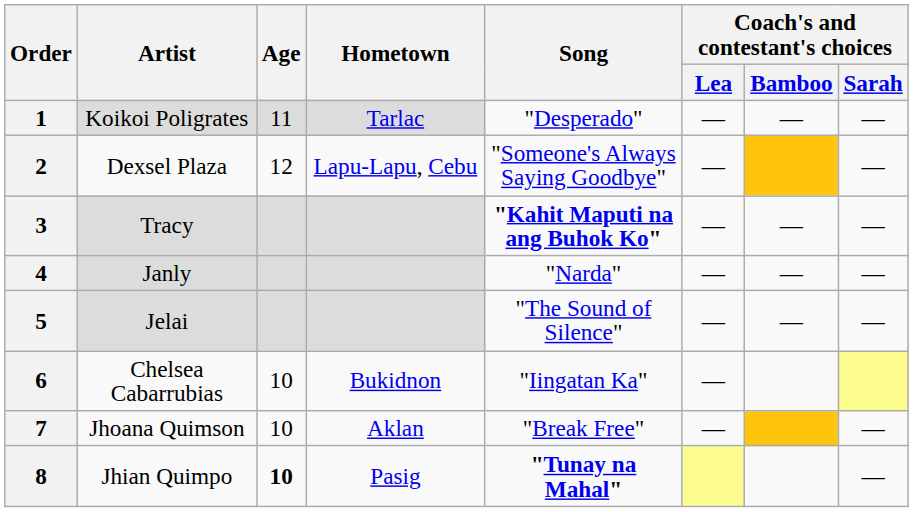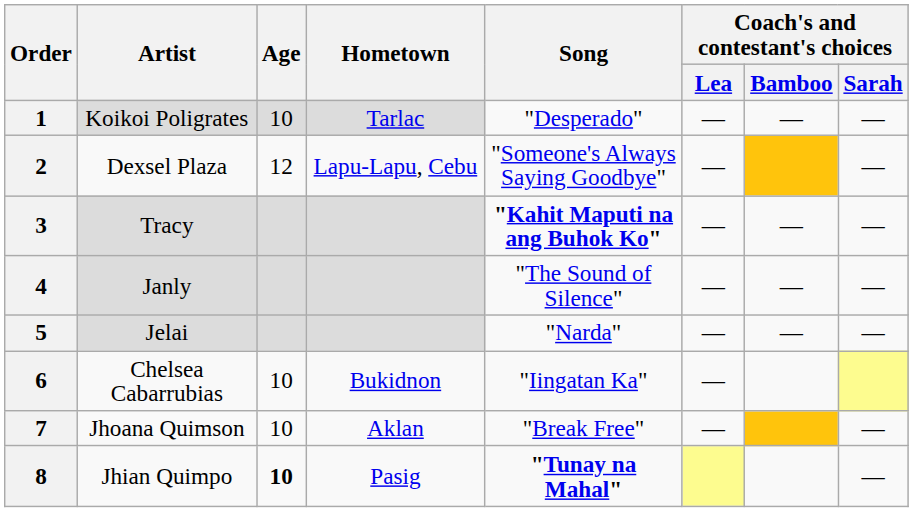(281, 118) 11 -> (281, 118) 10
(583, 273) "Narda" -> (583, 285) "The Sound of Silence"
(583, 321) "The Sound of Silence" -> (583, 333) "Narda"
